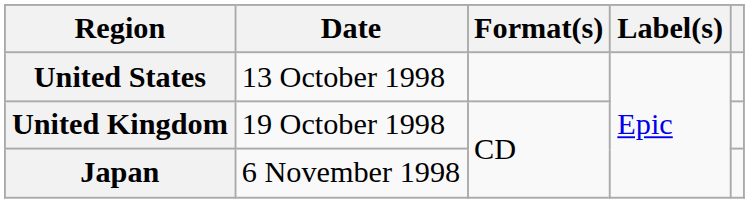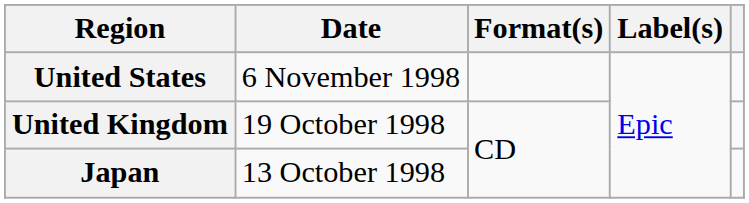(343, 76) 13 October 1998 -> (351, 76) 6 November 1998
(351, 172) 6 November 1998 -> (343, 172) 13 October 1998
